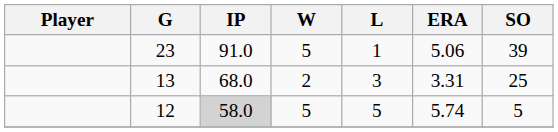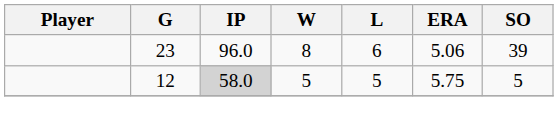(236, 50) 91.0 -> (236, 50) 96.0
(306, 50) 5 -> (306, 50) 8
(377, 50) 1 -> (377, 50) 6
- row: (165, 80)
(447, 111) 5.74 -> (447, 80) 5.75
